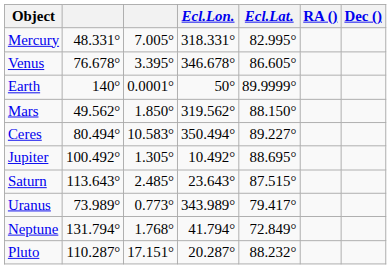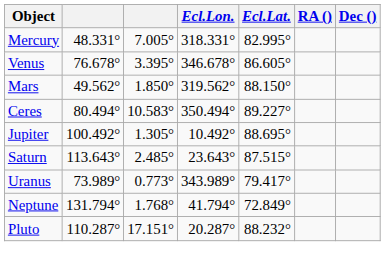- row: (24, 87)
